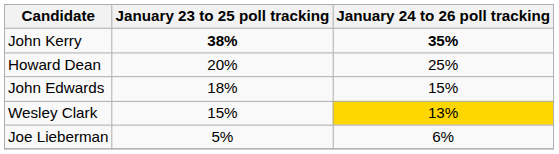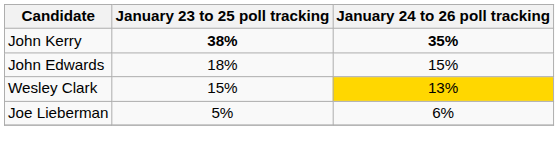- row: (54, 64)
